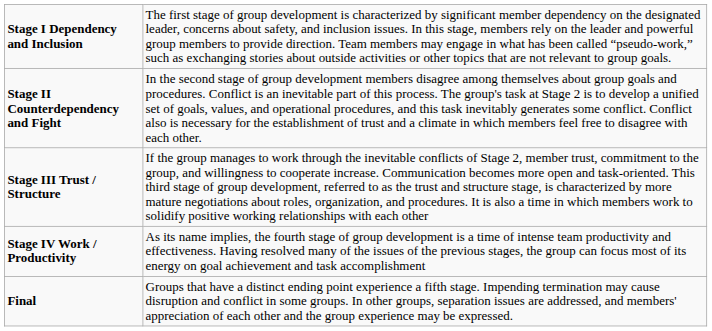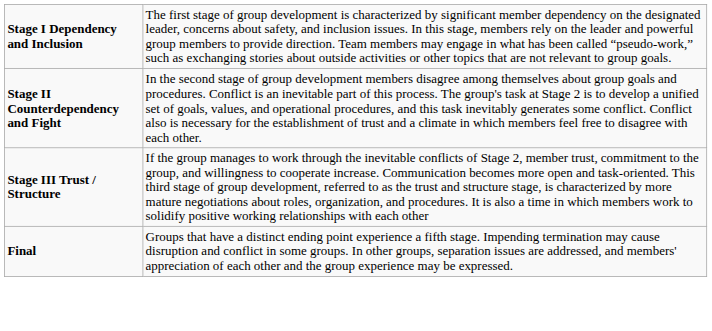- row: (52, 251)
